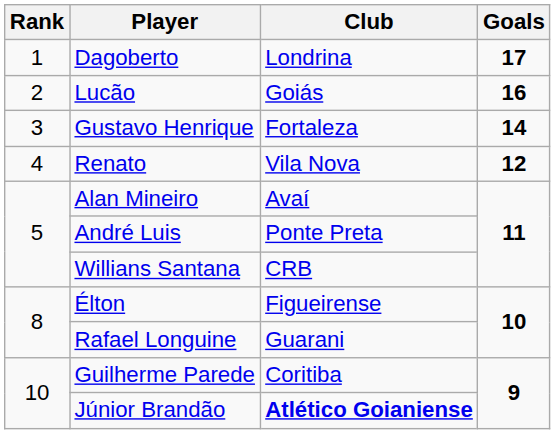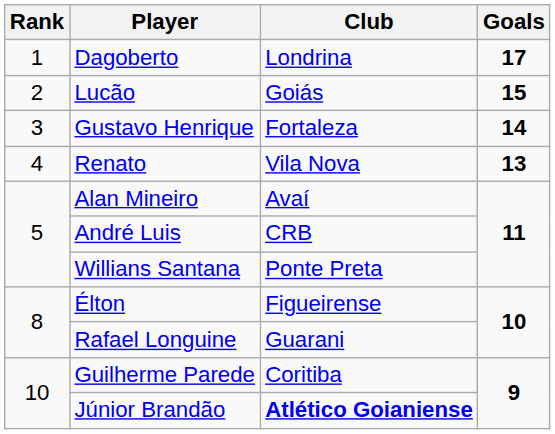(514, 92) 16 -> (514, 92) 15
(514, 163) 12 -> (514, 163) 13
(324, 233) Ponte Preta -> (289, 233) CRB
(289, 269) CRB -> (324, 269) Ponte Preta
